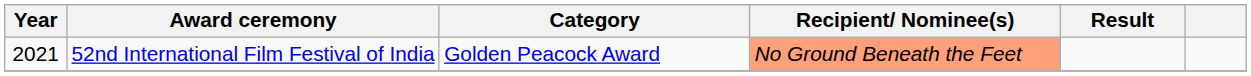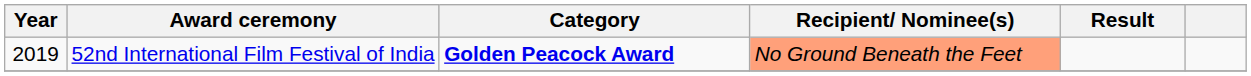(36, 53) 2021 -> (36, 53) 2019
(552, 53) normal -> (559, 53) bold
